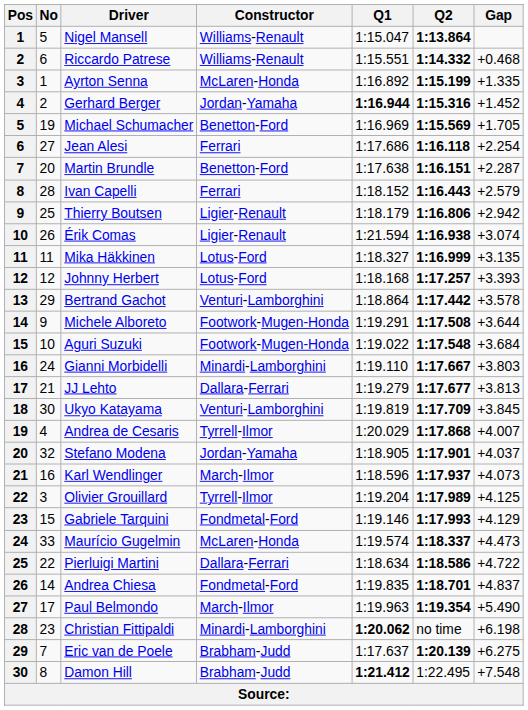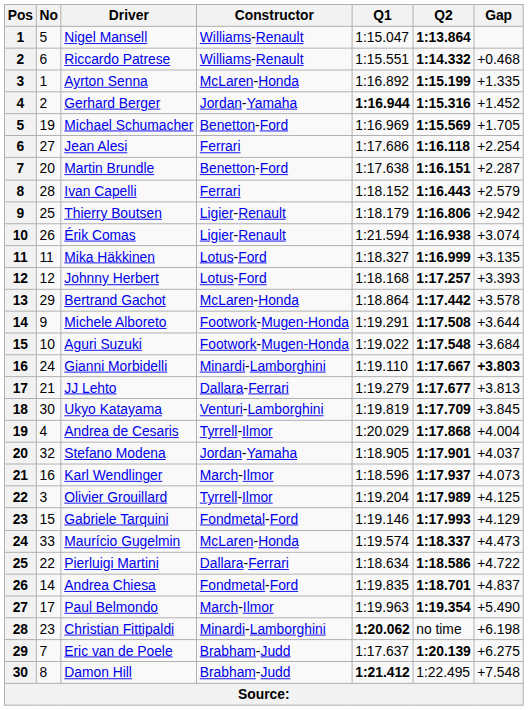(262, 300) Venturi-Lamborghini -> (249, 300) McLaren-Honda
(499, 366) normal -> (499, 366) bold
(499, 432) +4.007 -> (499, 432) +4.004
